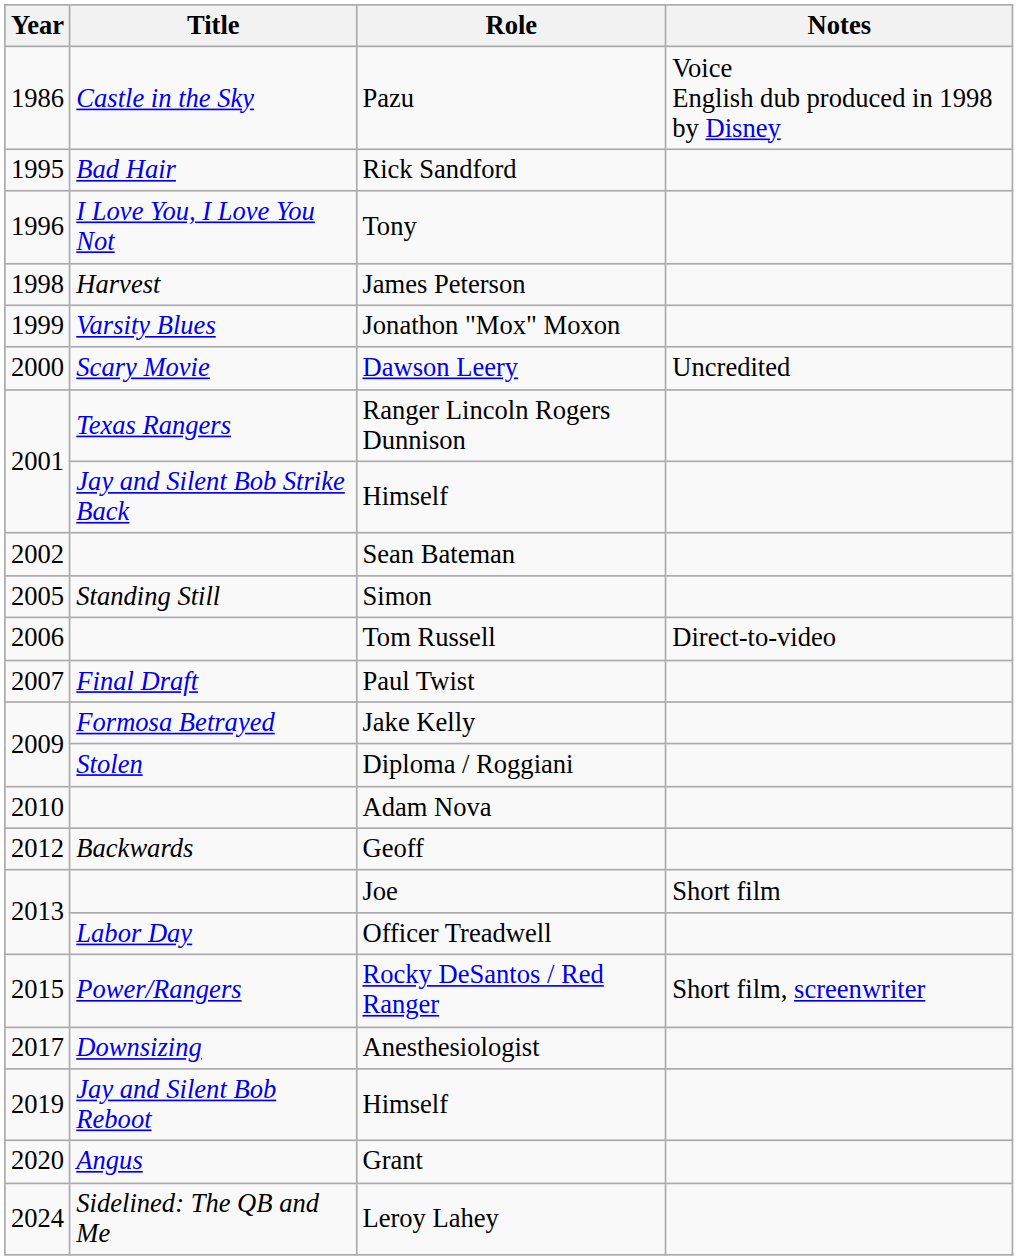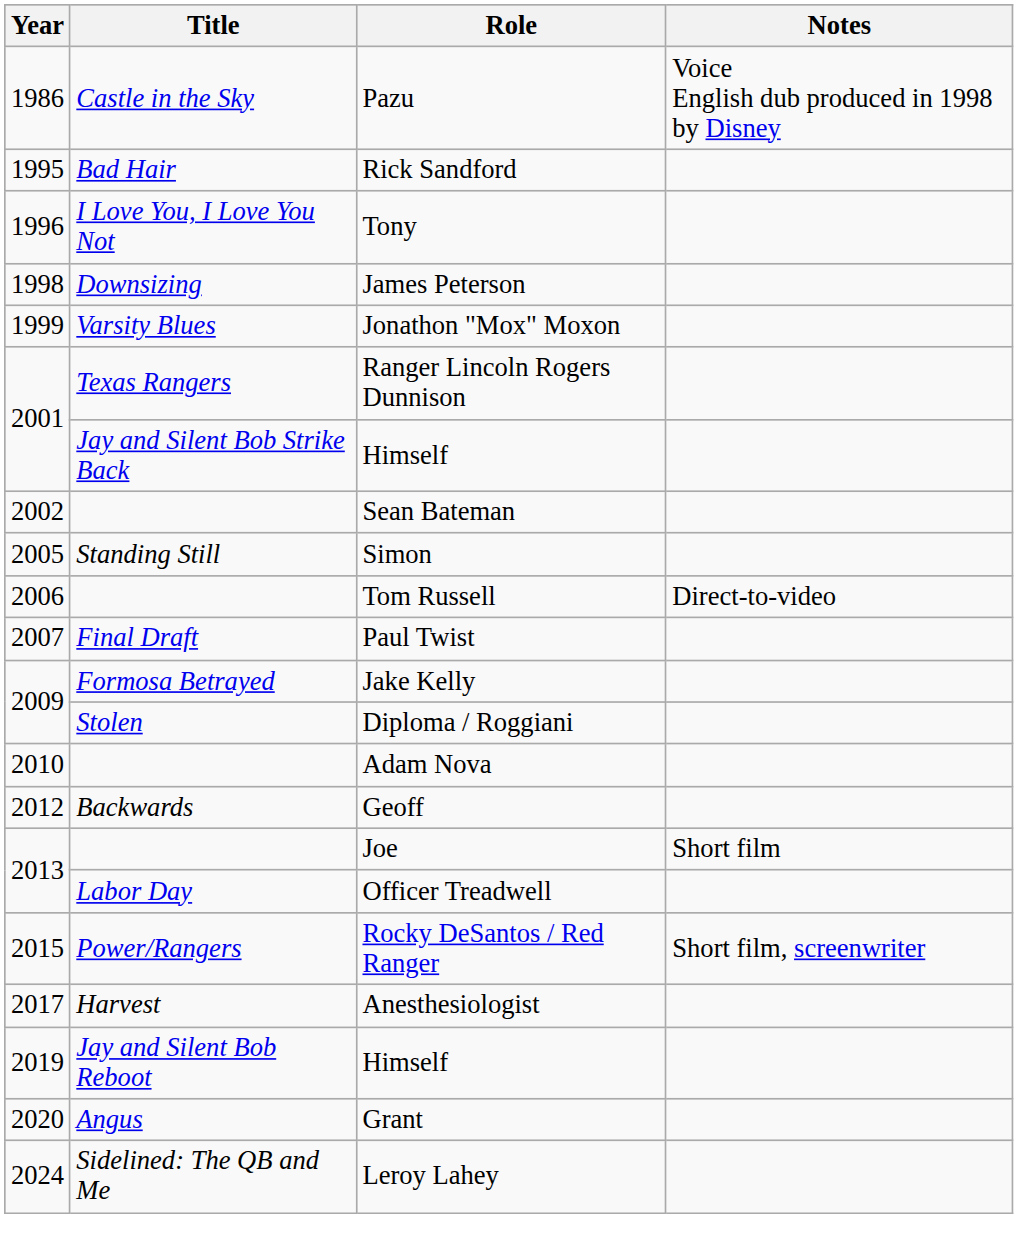(118, 283) Harvest -> (139, 283) Downsizing
- row: (38, 367)
(139, 1047) Downsizing -> (118, 1005) Harvest
